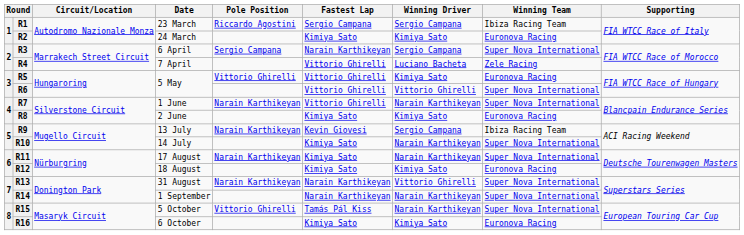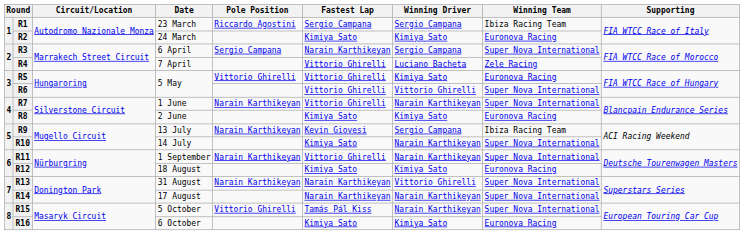(179, 157) 17 August -> (184, 157) 1 September
(331, 157) Kimiya Sato -> (345, 157) Vittorio Ghirelli
(184, 197) 1 September -> (179, 197) 17 August
